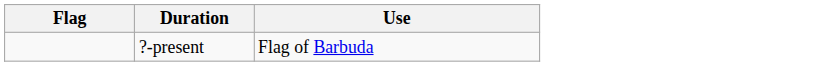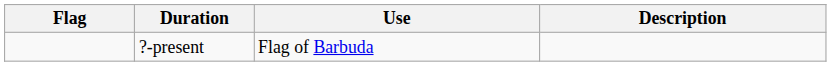+ column: (683, 18)
